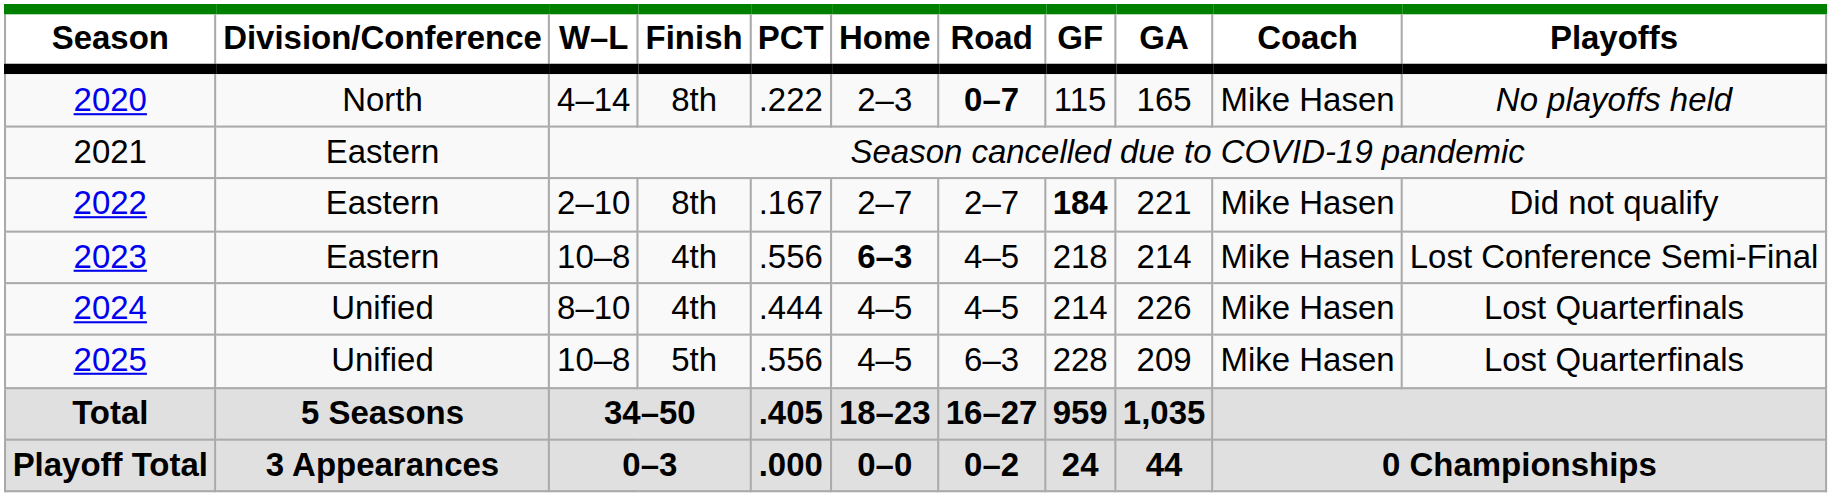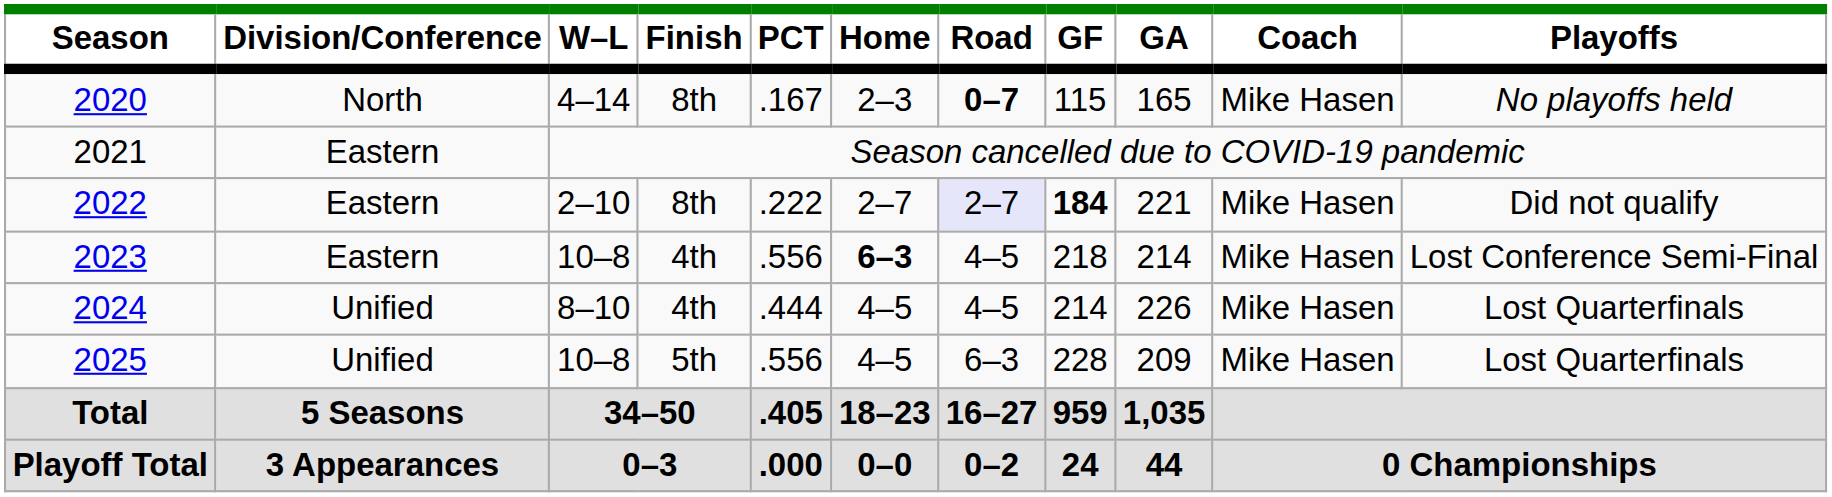(791, 99) .222 -> (791, 99) .167
(791, 203) .167 -> (791, 203) .222
(992, 203) no background -> (992, 203) lavender background
